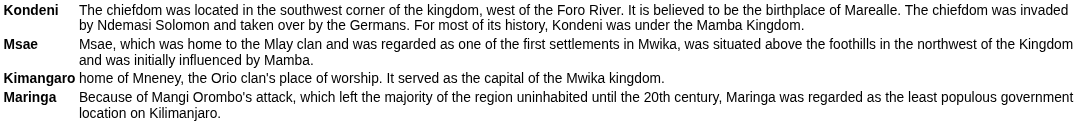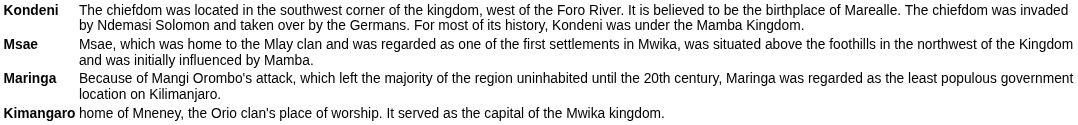rows swapped: (30, 98) <-> (40, 79)
